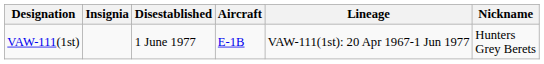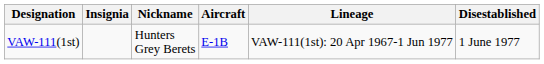columns swapped: (506, 14) <-> (173, 14)
